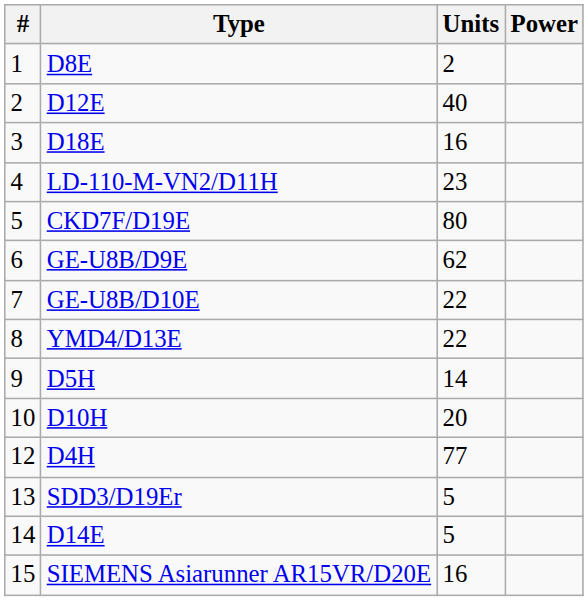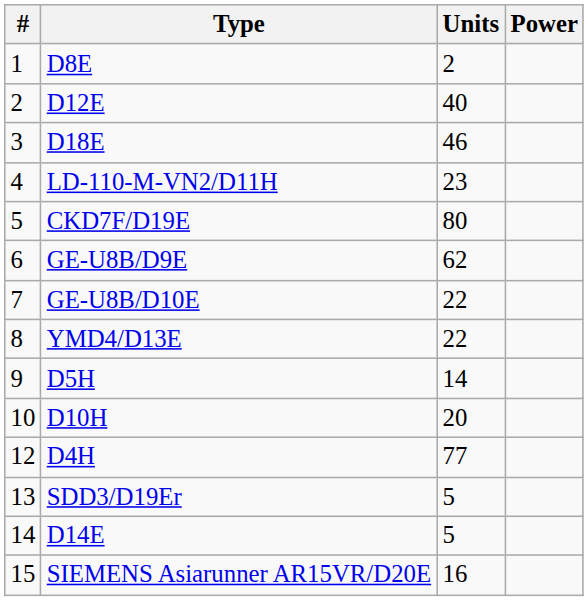(455, 142) 16 -> (455, 142) 46
